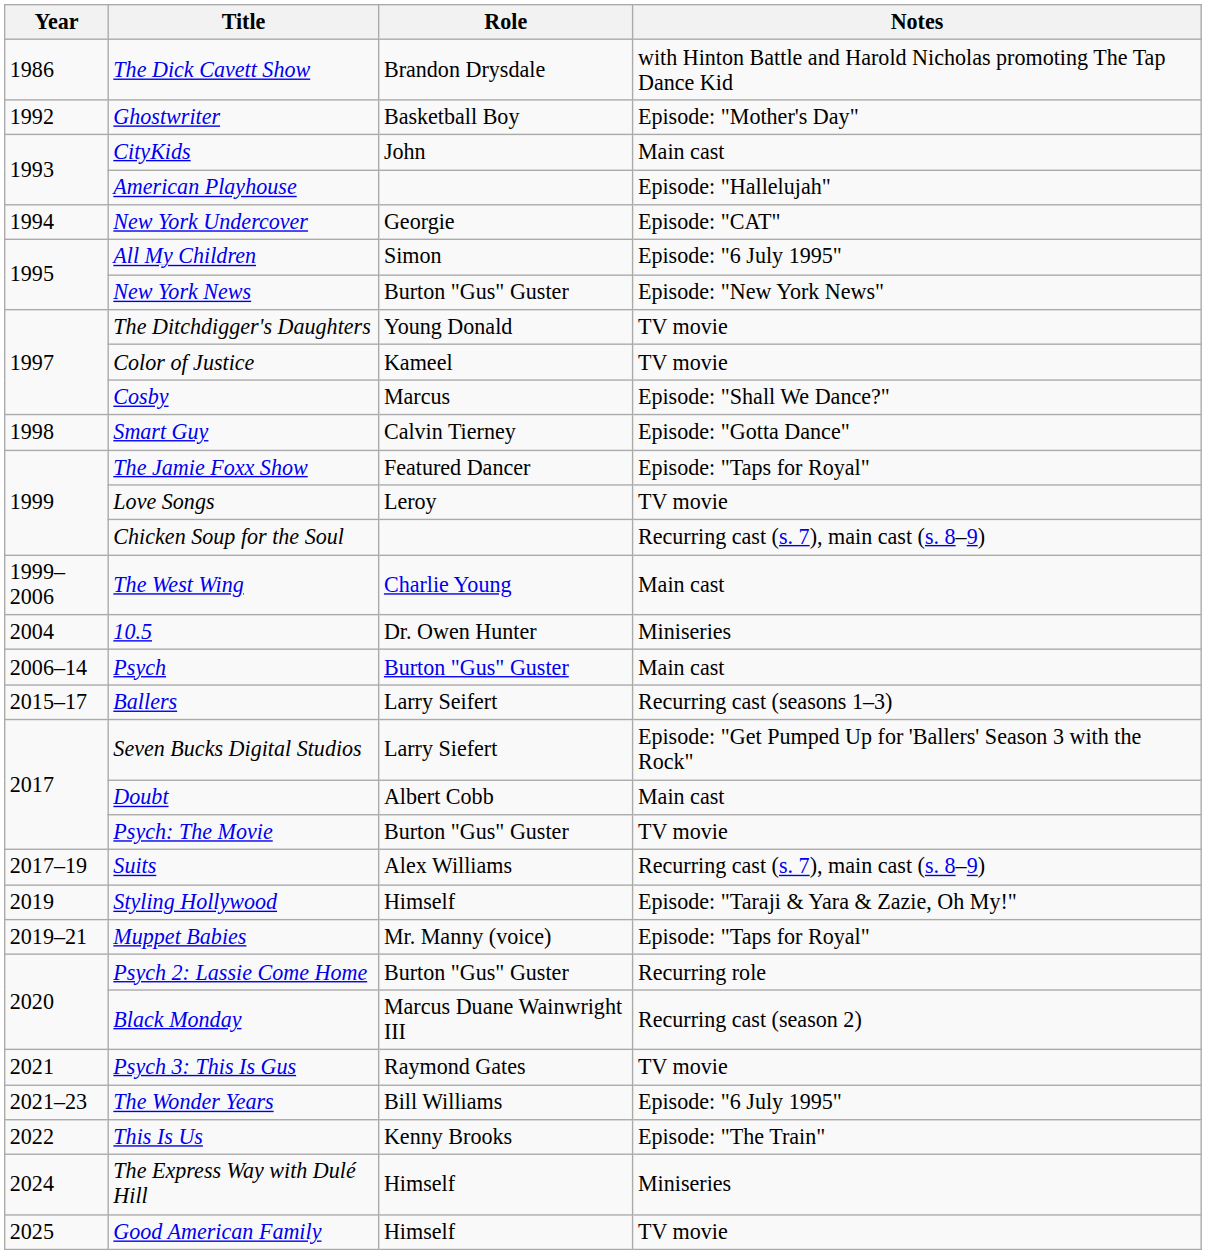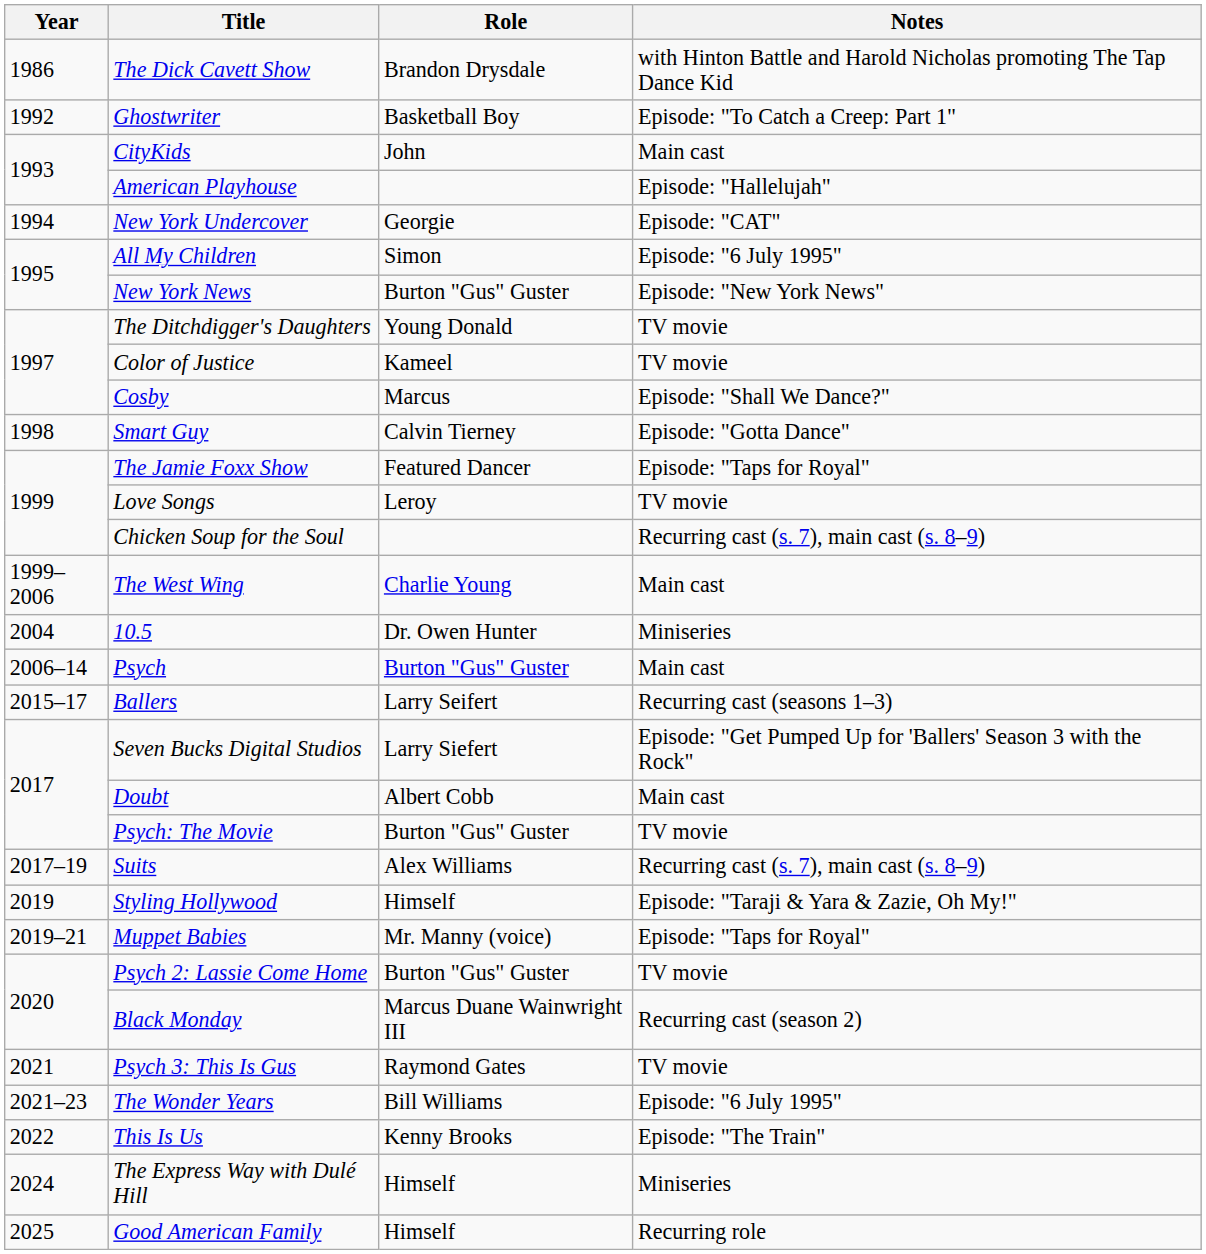(748, 116) Episode: "Mother's Day" -> (797, 116) Episode: "To Catch a Creep: Part 1"
(702, 971) Recurring role -> (683, 971) TV movie
(683, 1231) TV movie -> (702, 1231) Recurring role
